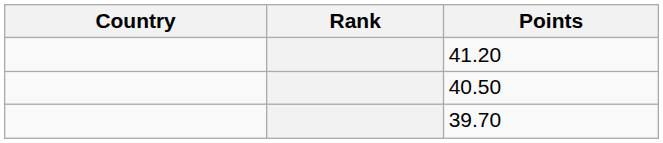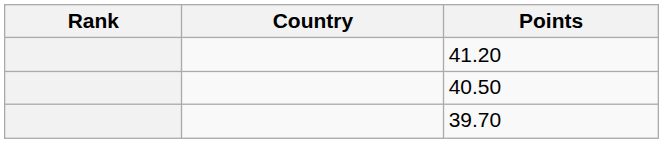columns swapped: (355, 21) <-> (136, 21)
